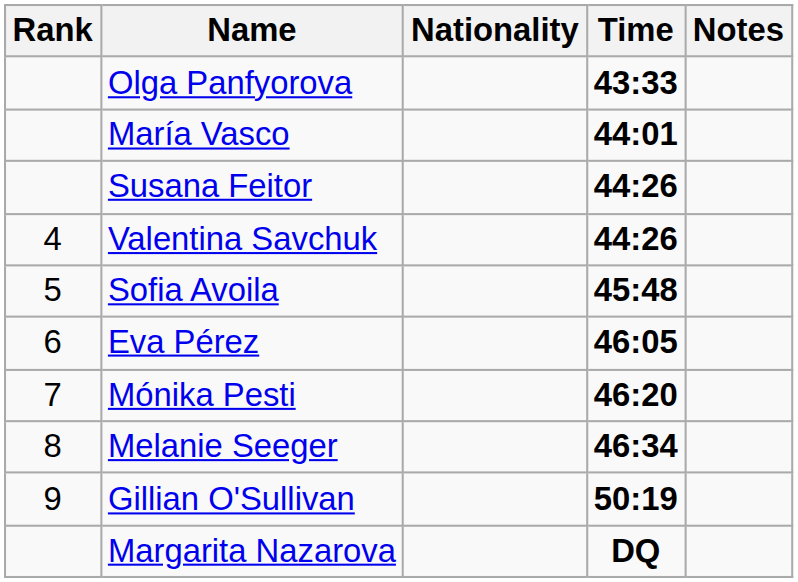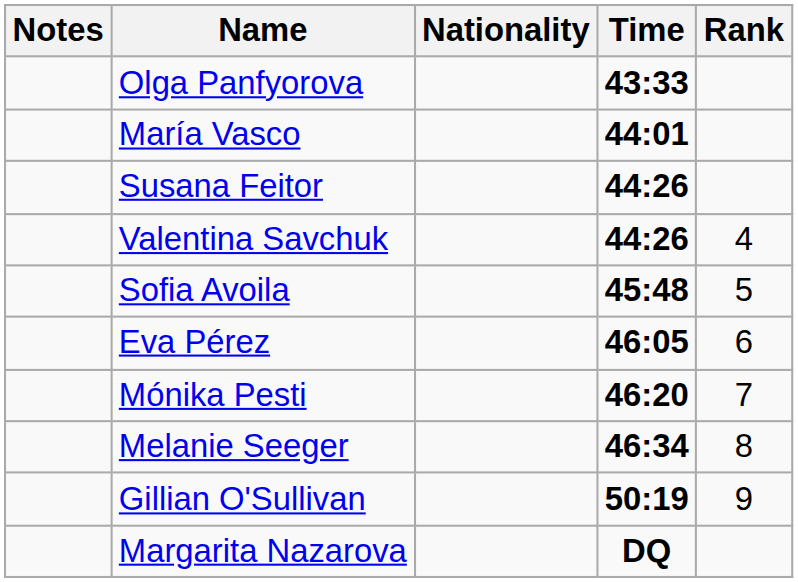columns swapped: (53, 30) <-> (738, 30)
